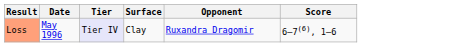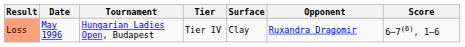+ column: (131, 11)
(100, 30) lavender background -> (203, 30) no background
